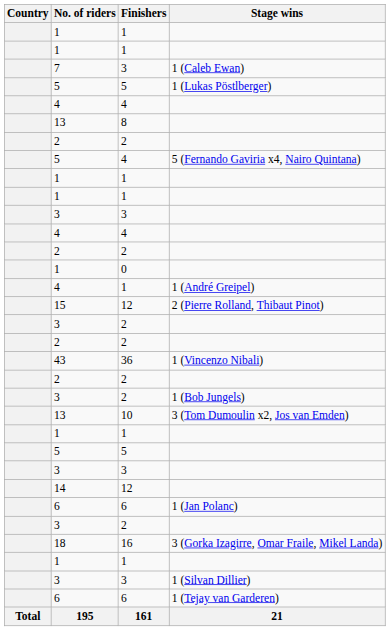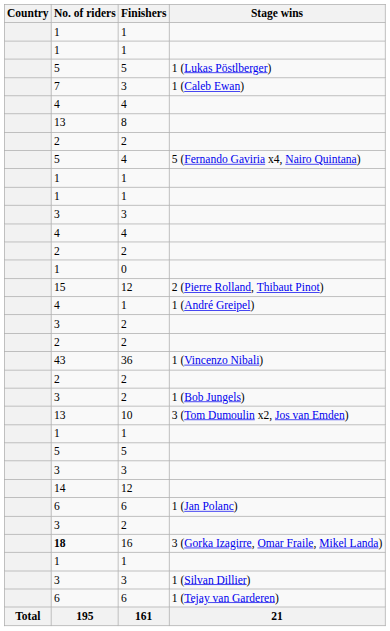rows swapped: (124, 68) <-> (124, 86)
rows swapped: (127, 305) <-> (124, 287)
(60, 543) normal -> (60, 543) bold
